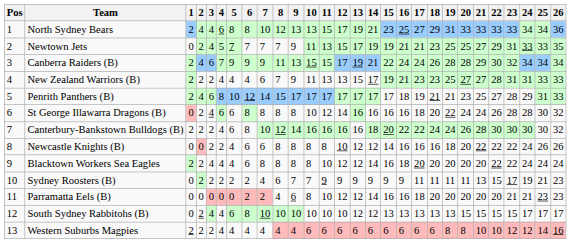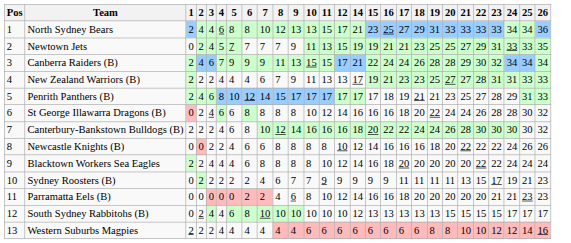- column: (358, 12)
